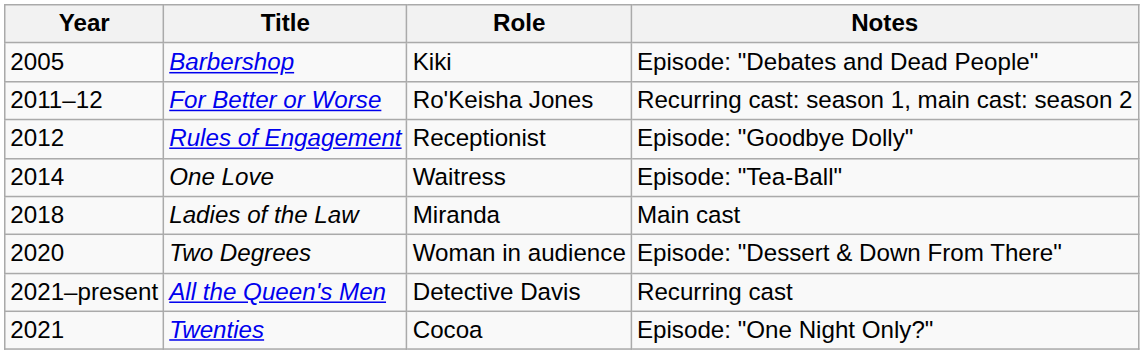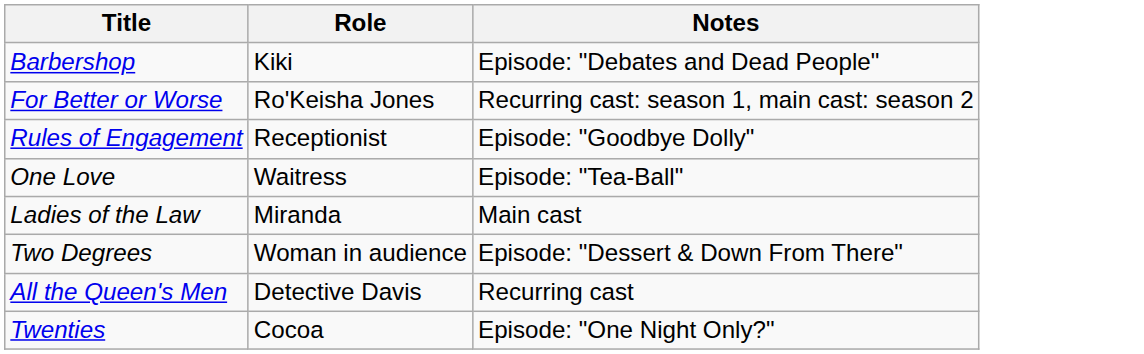- column: (84, 23)
